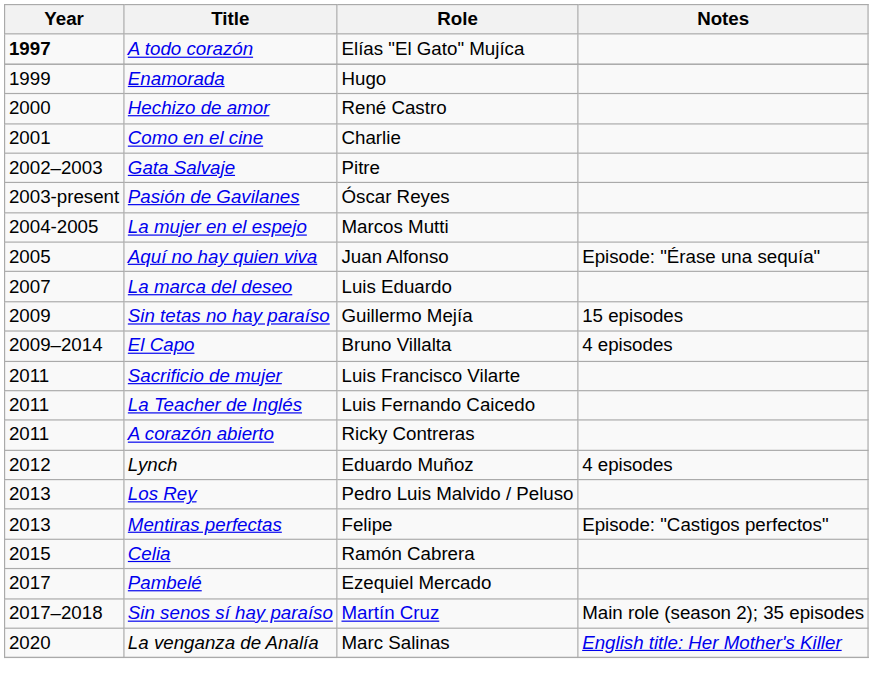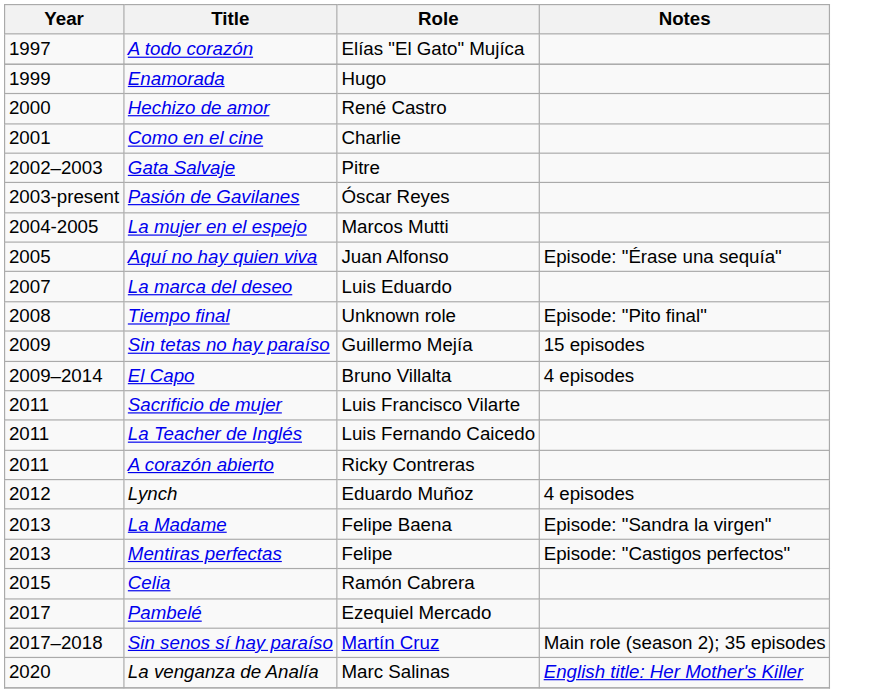(30, 49) bold -> (30, 49) normal
+ row: (179, 316)
- row: (162, 494)
+ row: (177, 524)
